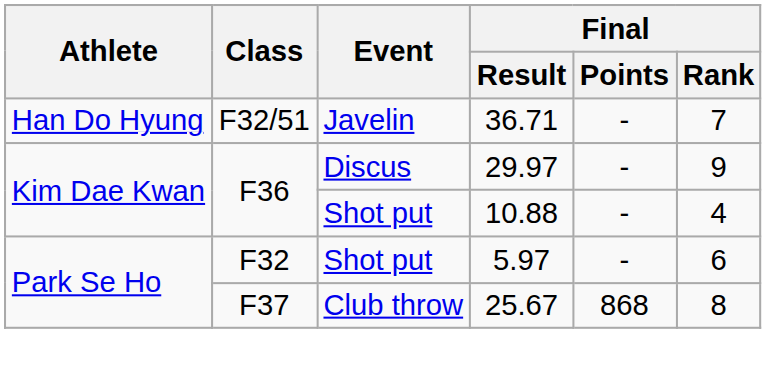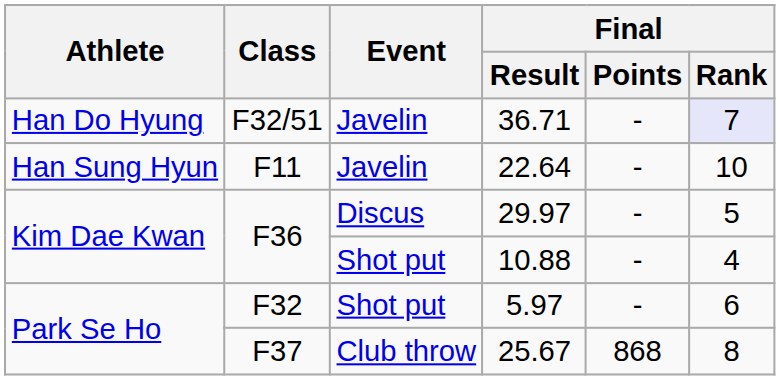(719, 121) no background -> (732, 121) lavender background
+ row: (535, 167)
(719, 167) 9 -> (732, 213) 5
